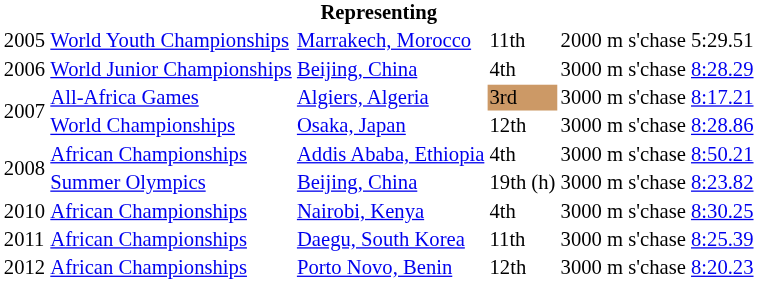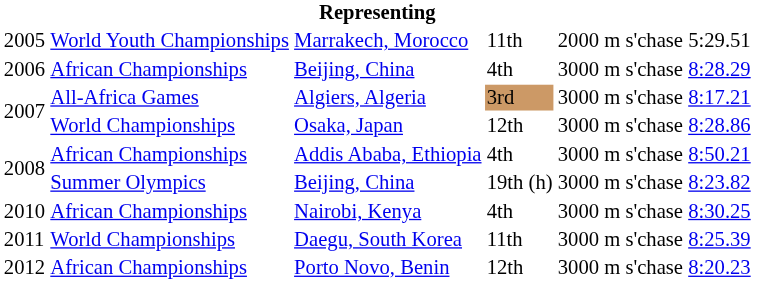(171, 69) World Junior Championships -> (149, 69) African Championships
(149, 239) African Championships -> (143, 239) World Championships
